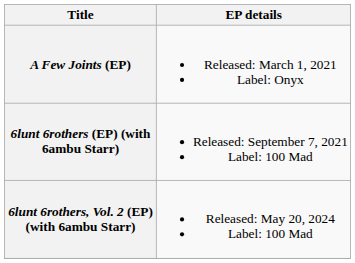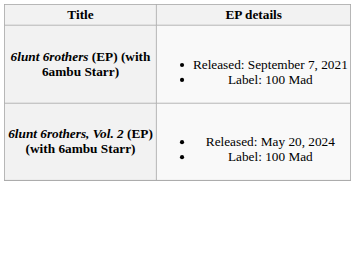- row: (81, 64)
